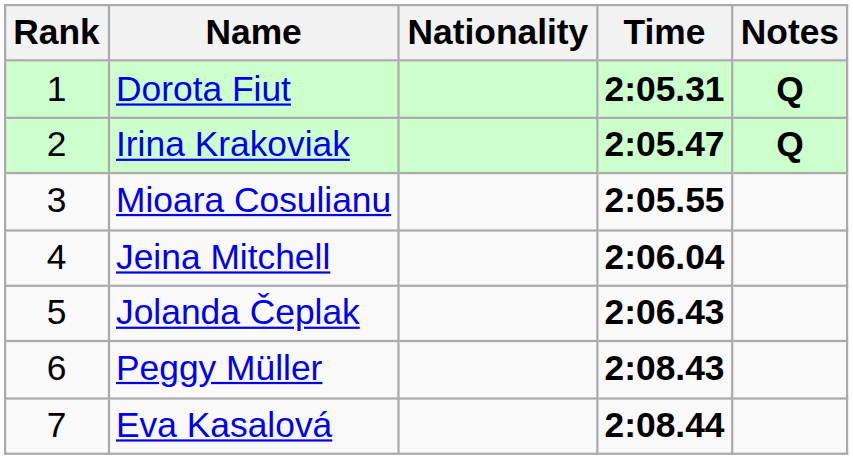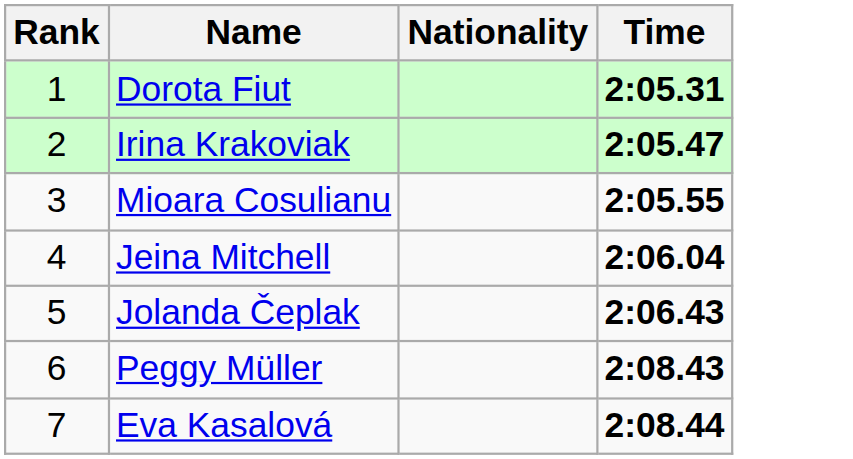- column: (790, 32)
